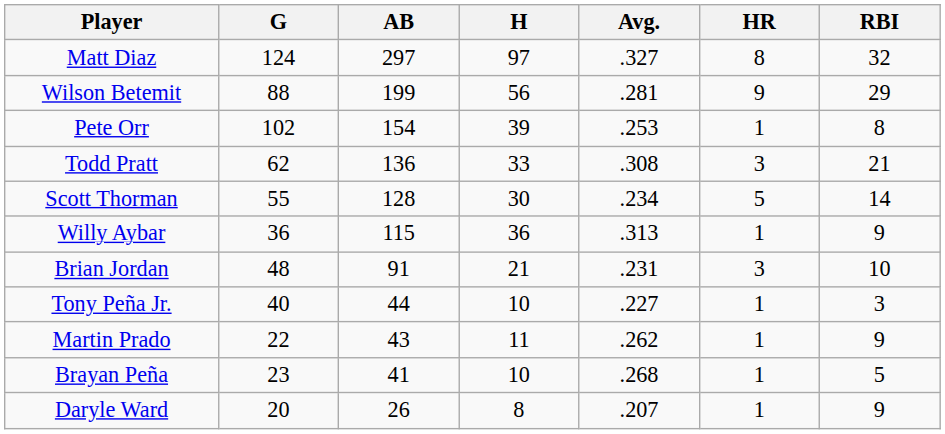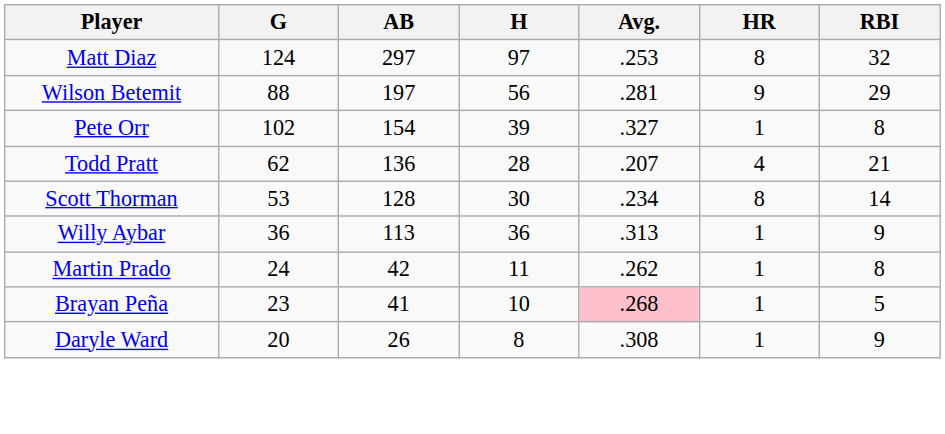(639, 57) .327 -> (639, 57) .253
(399, 92) 199 -> (399, 92) 197
(639, 127) .253 -> (639, 127) .327
(519, 163) 33 -> (519, 163) 28
(639, 163) .308 -> (639, 163) .207
(759, 163) 3 -> (759, 163) 4
(278, 198) 55 -> (278, 198) 53
(759, 198) 5 -> (759, 198) 8
(399, 233) 115 -> (399, 233) 113
- row: (112, 269)
- row: (112, 304)
(278, 339) 22 -> (278, 269) 24
(399, 339) 43 -> (399, 269) 42
(879, 339) 9 -> (879, 269) 8
(639, 374) no background -> (639, 304) pink background
(639, 410) .207 -> (639, 339) .308
